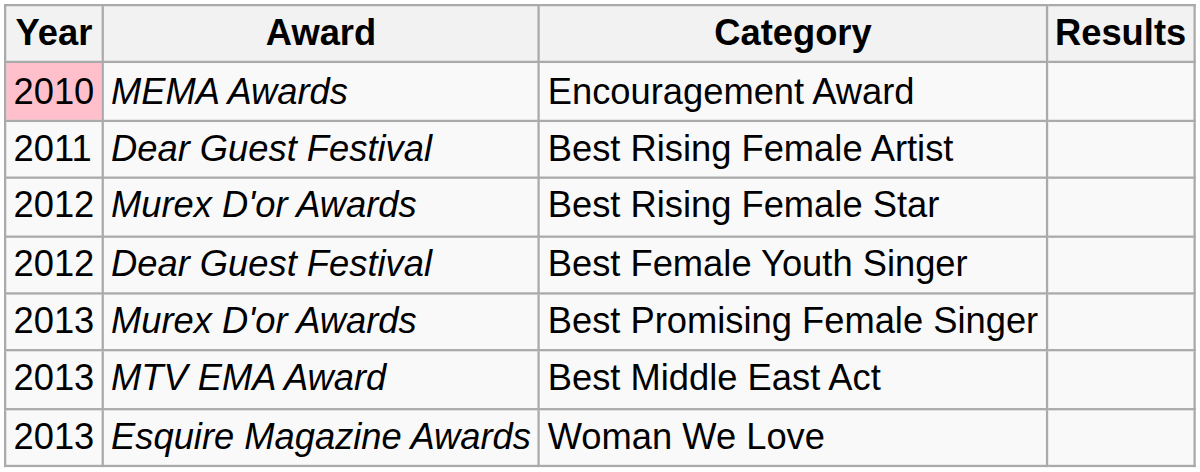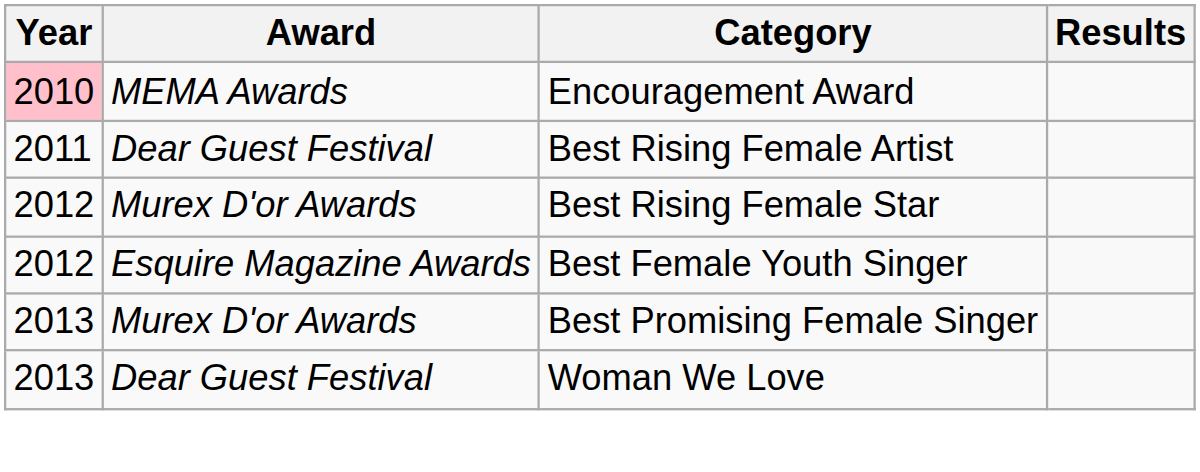(272, 263) Dear Guest Festival -> (321, 263) Esquire Magazine Awards
- row: (714, 378)
(321, 436) Esquire Magazine Awards -> (272, 378) Dear Guest Festival
